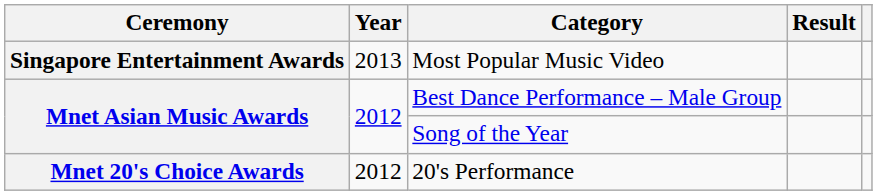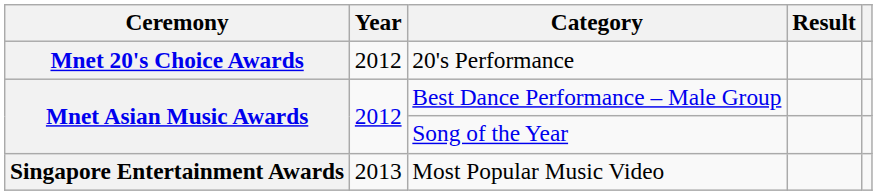rows swapped: (493, 171) <-> (538, 60)
